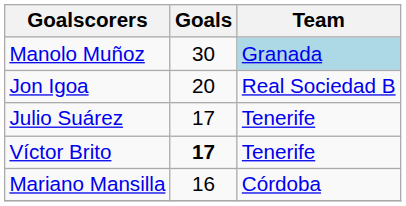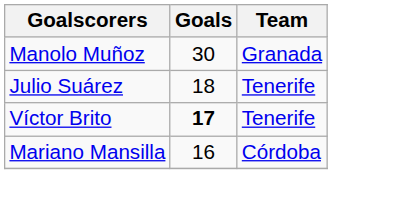(282, 53) lightblue background -> (282, 53) no background
- row: (49, 86)
(204, 119) 17 -> (204, 86) 18
